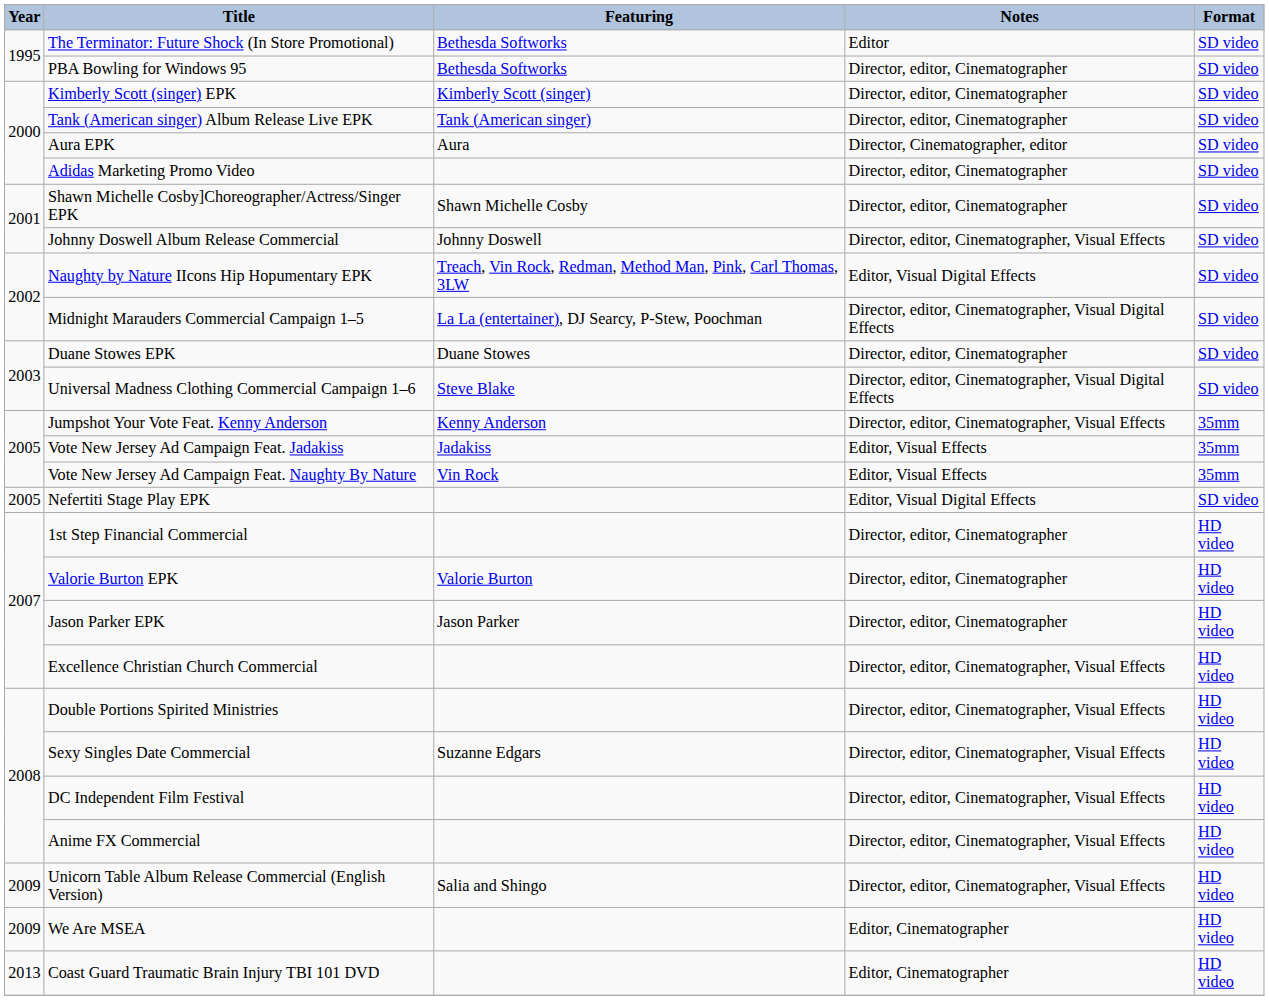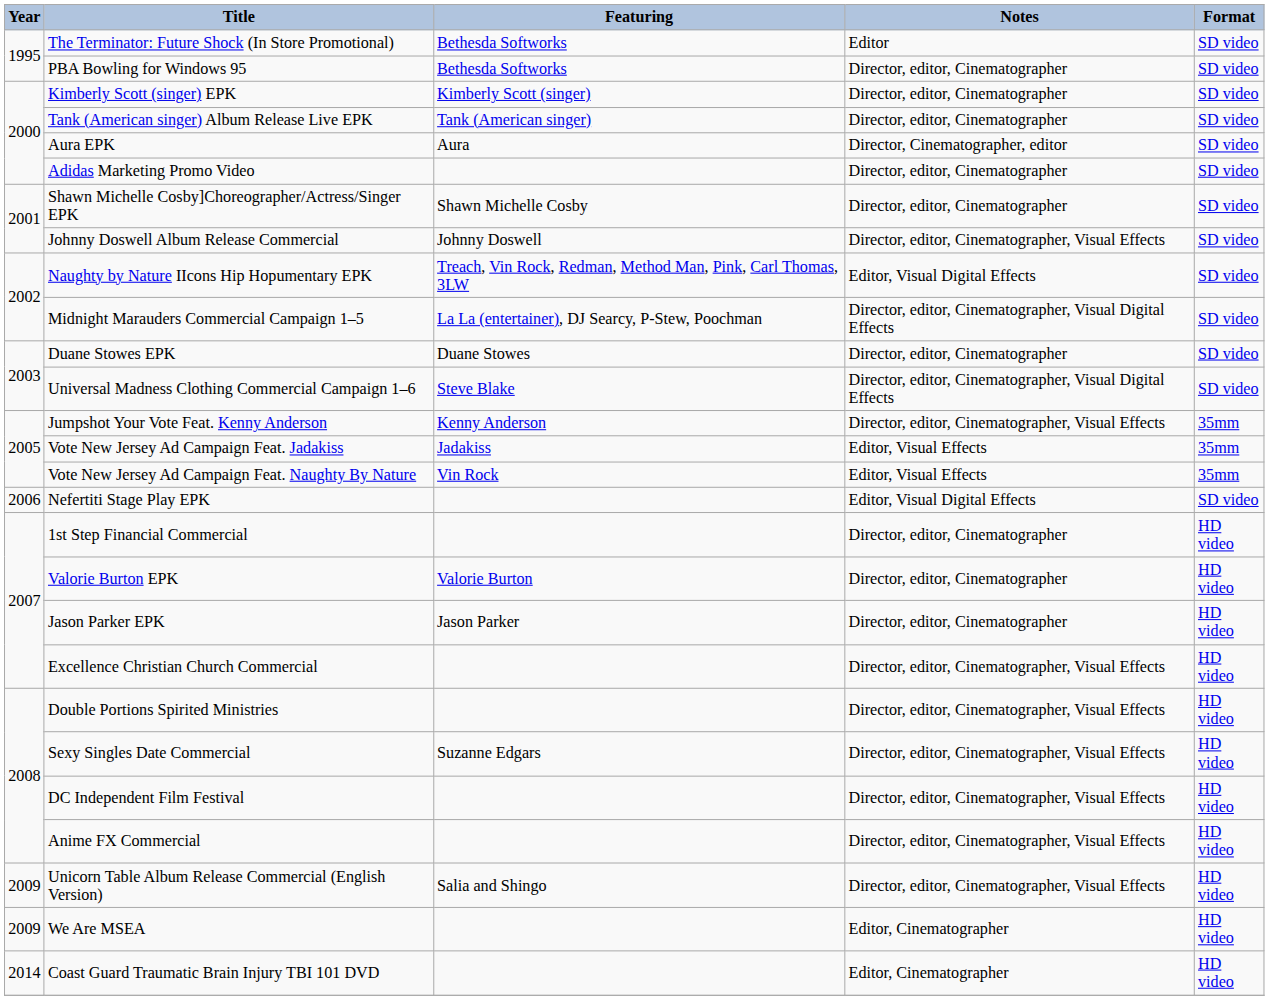(24, 500) 2005 -> (24, 500) 2006
(24, 972) 2013 -> (24, 972) 2014
